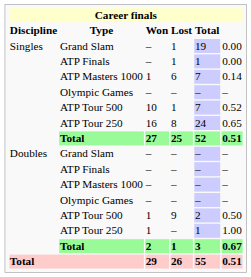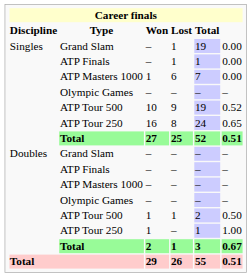(232, 77) 0.14 -> (232, 77) 0.00
(174, 107) 1 -> (174, 107) 9
(198, 107) 7 -> (200, 107) 19
(174, 215) 9 -> (174, 215) 1
